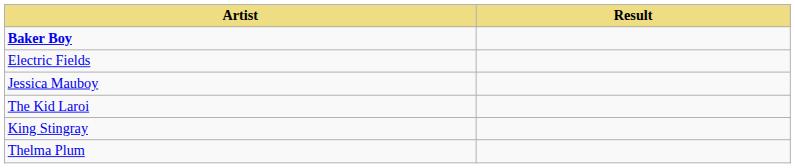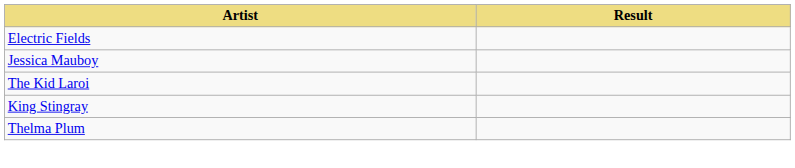- row: (40, 38)
